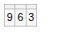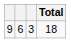+ column: (51, 12)
